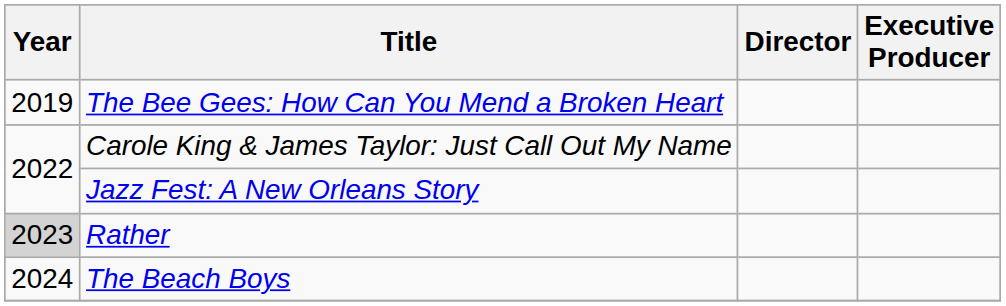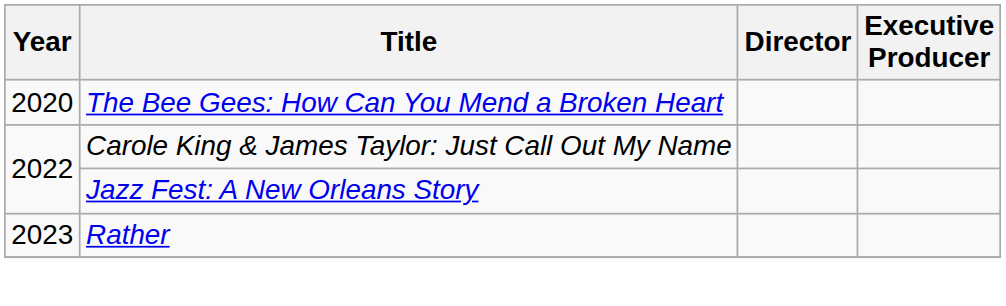(42, 102) 2019 -> (42, 102) 2020
(42, 234) lightgrey background -> (42, 234) no background
- row: (188, 278)
